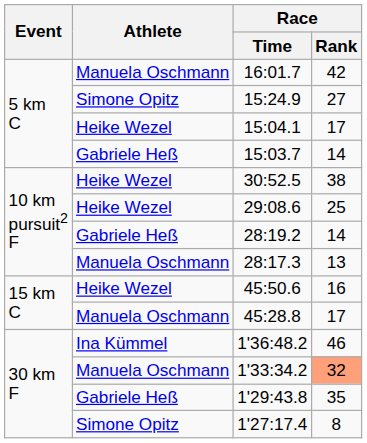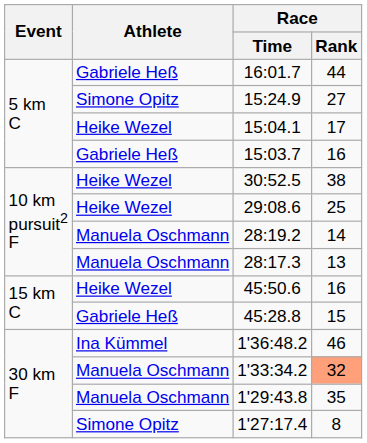(153, 73) Manuela Oschmann -> (127, 73) Gabriele Heß
(336, 73) 42 -> (336, 73) 44
(336, 154) 14 -> (336, 154) 16
(127, 235) Gabriele Heß -> (153, 235) Manuela Oschmann
(153, 316) Manuela Oschmann -> (127, 316) Gabriele Heß
(336, 316) 17 -> (336, 316) 15
(127, 398) Gabriele Heß -> (153, 398) Manuela Oschmann
